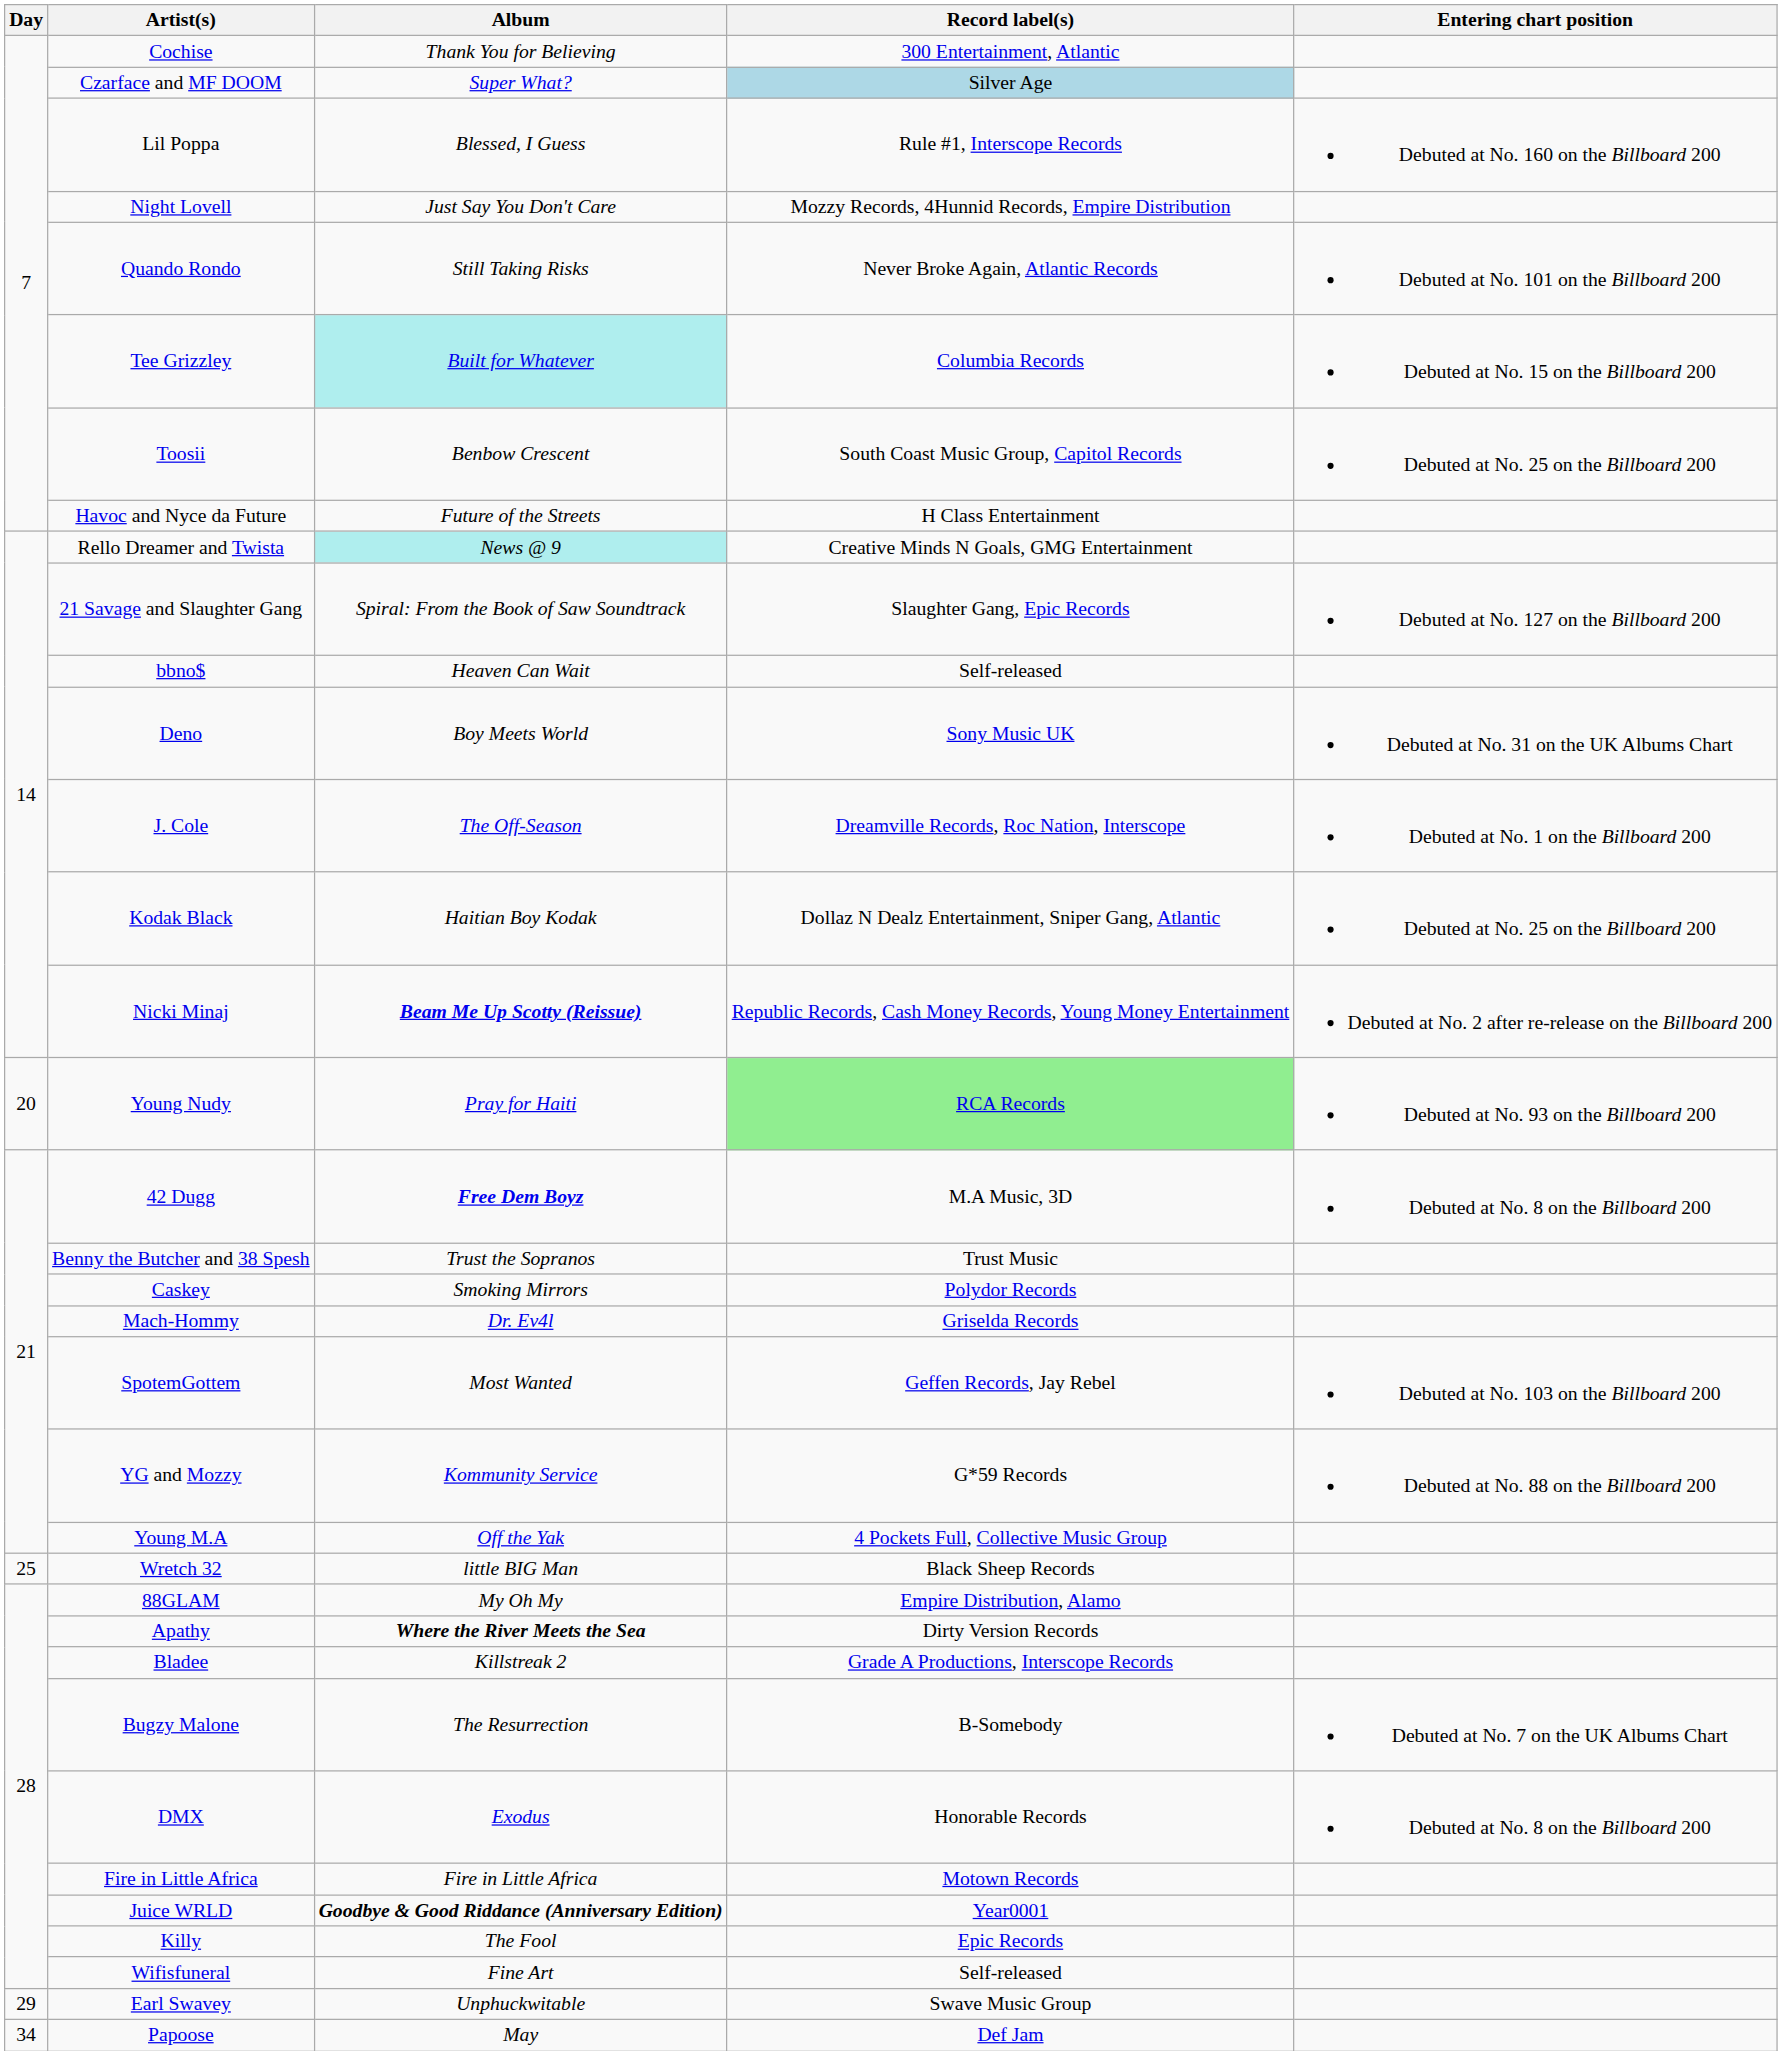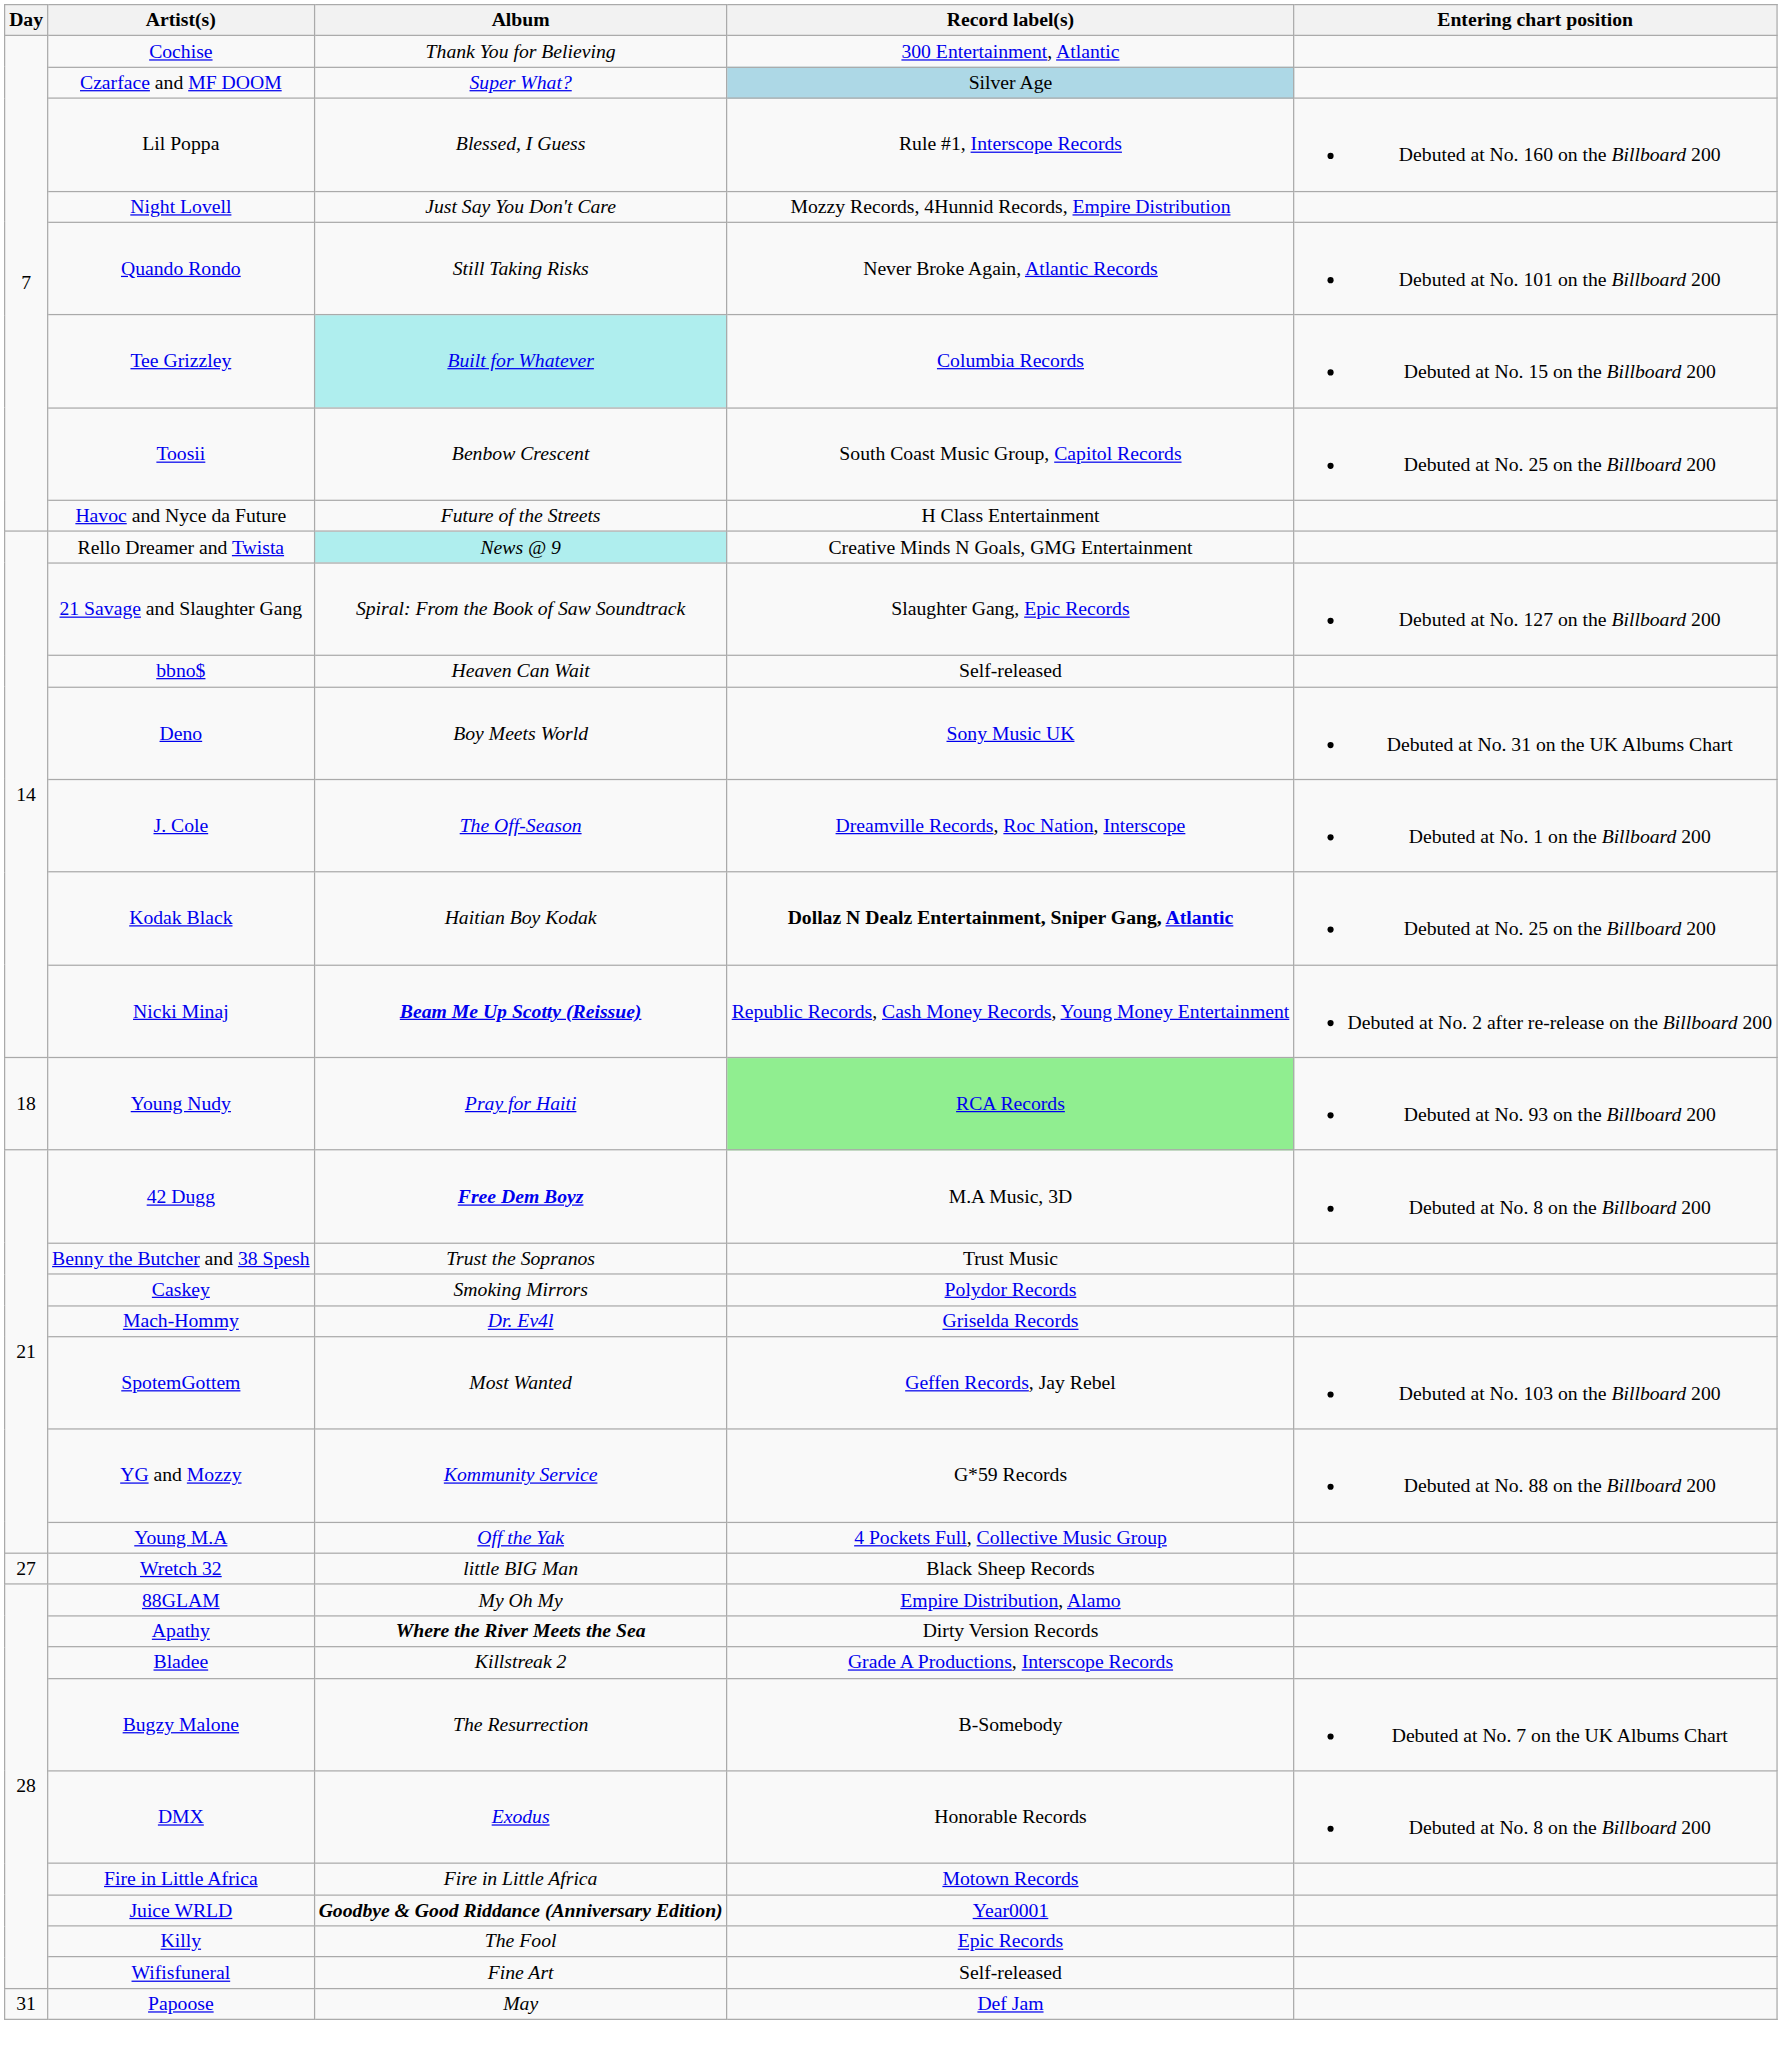(1010, 918) normal -> (1010, 918) bold
(26, 1103) 20 -> (26, 1103) 18
(26, 1568) 25 -> (26, 1568) 27
- row: (181, 2003)
(26, 2034) 34 -> (26, 2003) 31
